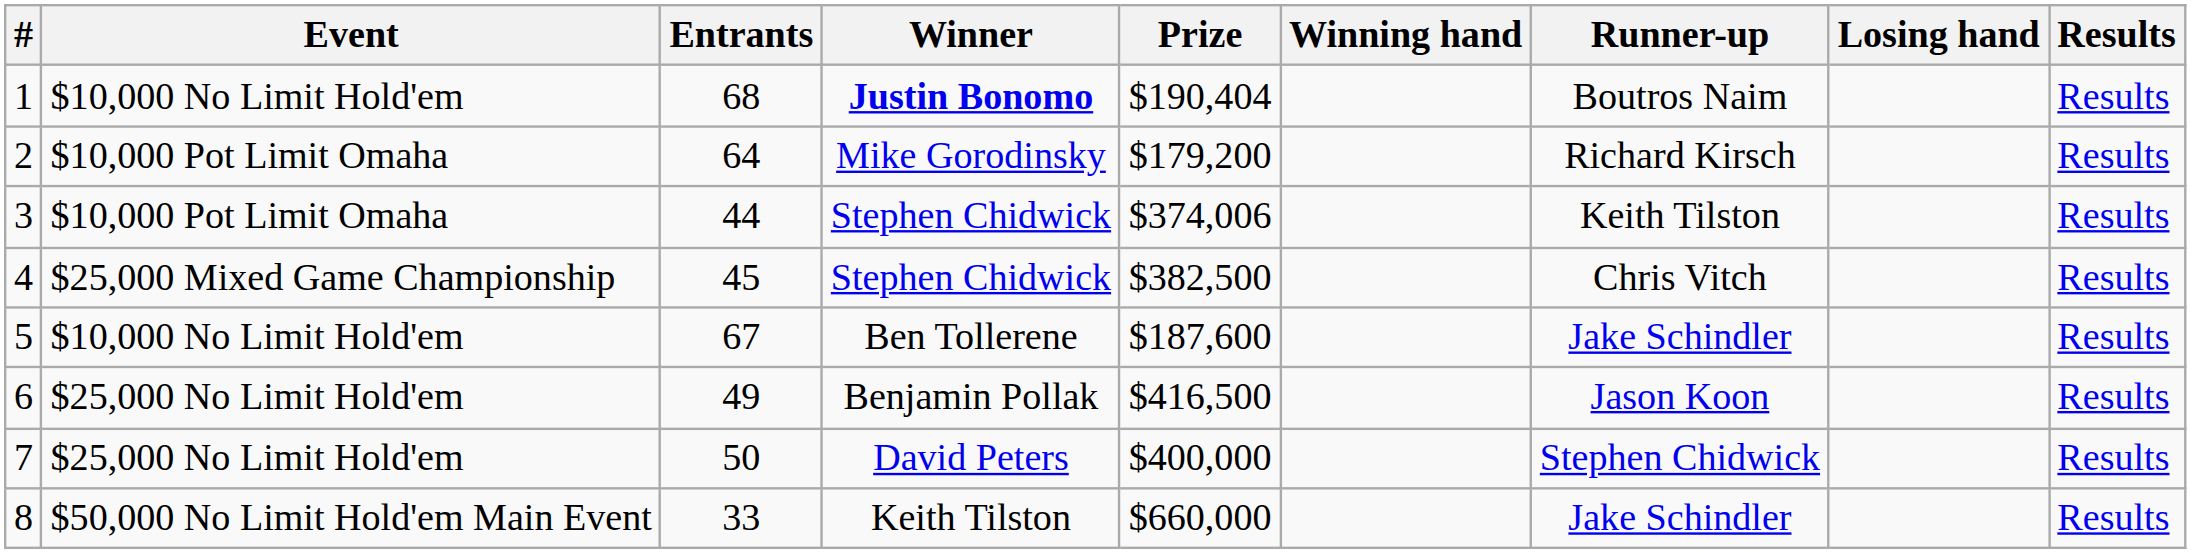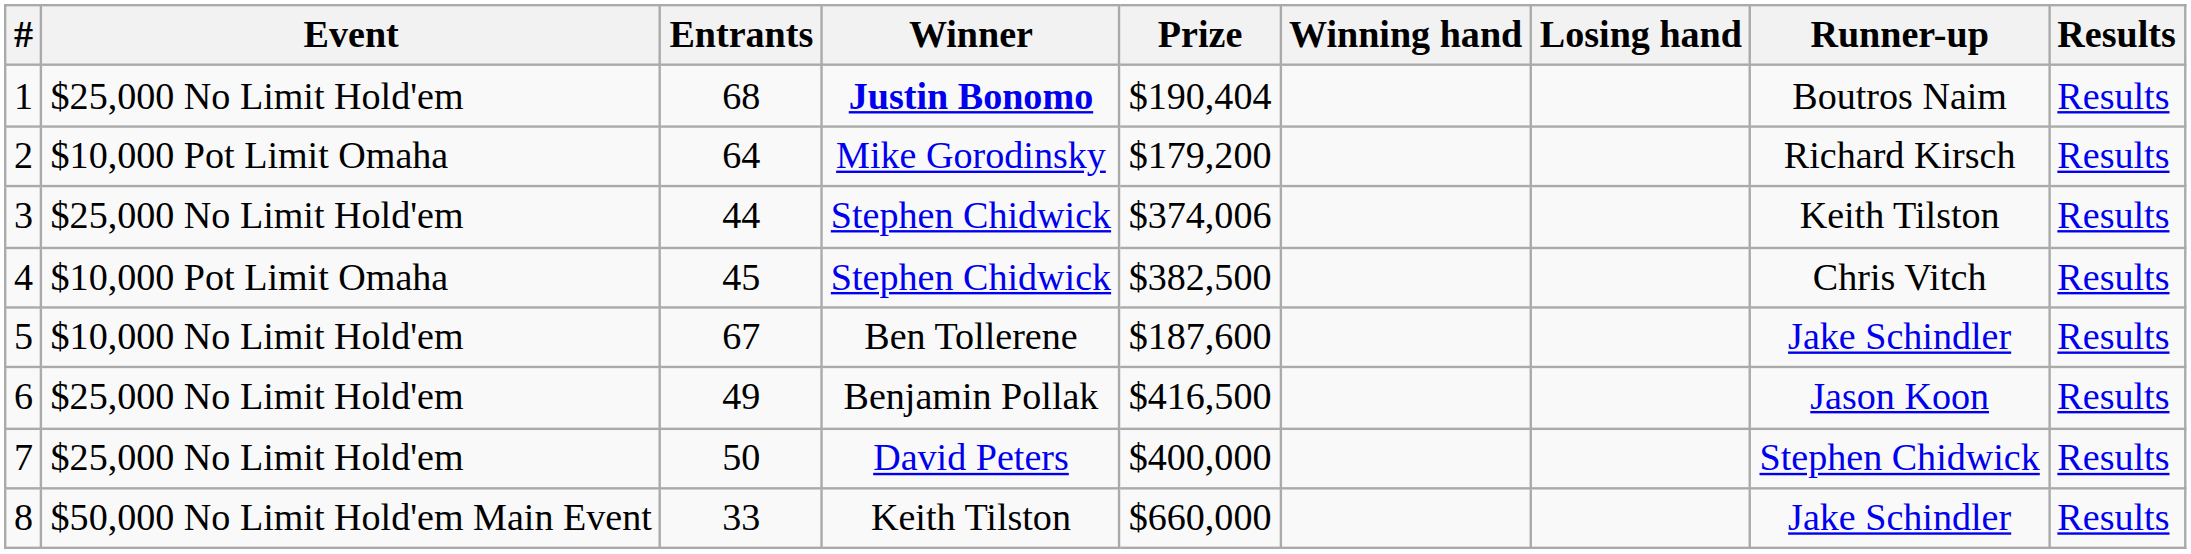columns swapped: (1680, 34) <-> (1939, 34)
(257, 95) $10,000 No Limit Hold'em -> (257, 95) $25,000 No Limit Hold'em
(249, 215) $10,000 Pot Limit Omaha -> (257, 215) $25,000 No Limit Hold'em
(333, 276) $25,000 Mixed Game Championship -> (249, 276) $10,000 Pot Limit Omaha
